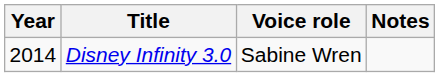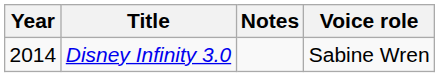columns swapped: (301, 21) <-> (400, 21)
